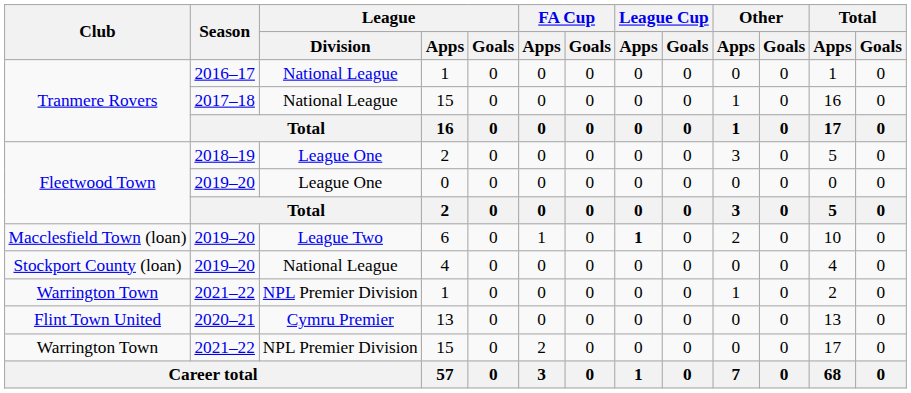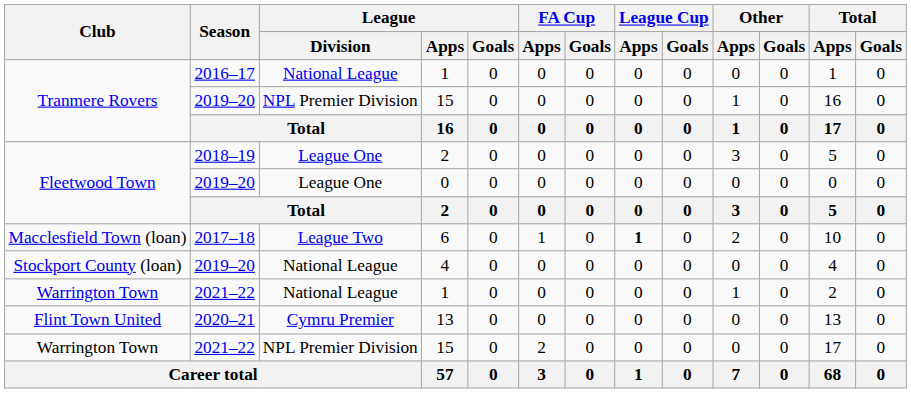(225, 100) 2017–18 -> (225, 100) 2019–20
(340, 100) National League -> (340, 100) NPL Premier Division
(225, 237) 2019–20 -> (225, 237) 2017–18
(340, 292) NPL Premier Division -> (340, 292) National League
